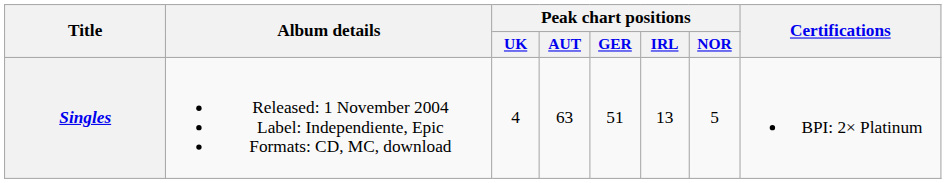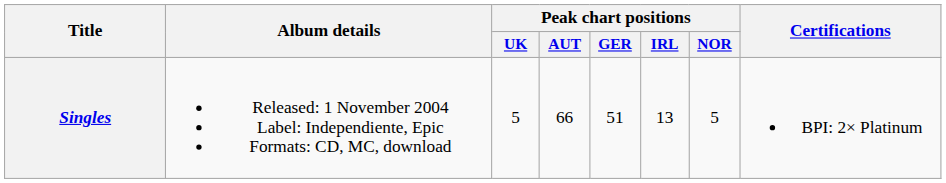(516, 117) 4 -> (516, 117) 5
(565, 117) 63 -> (565, 117) 66
